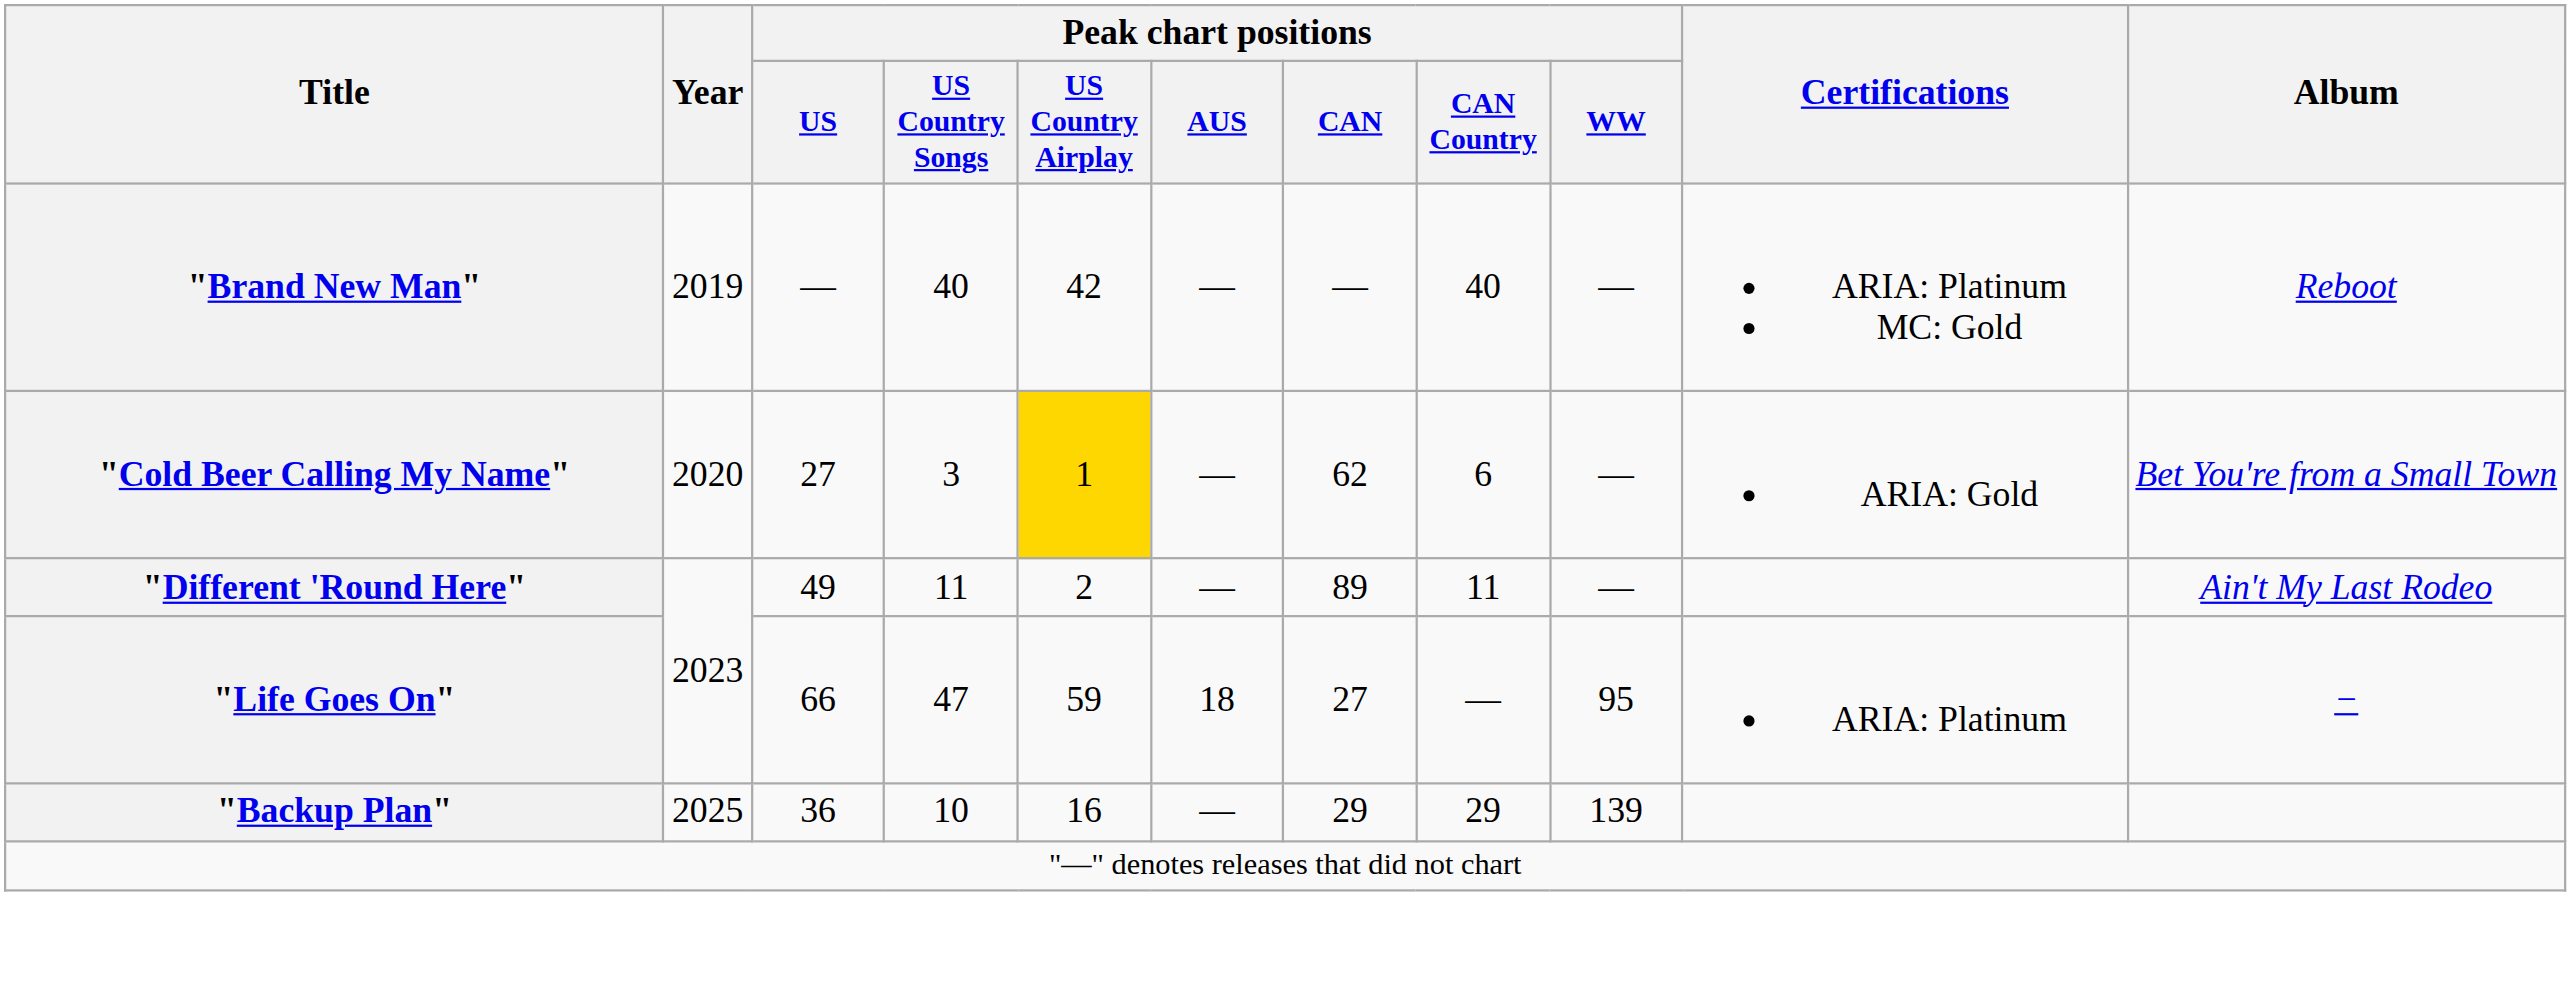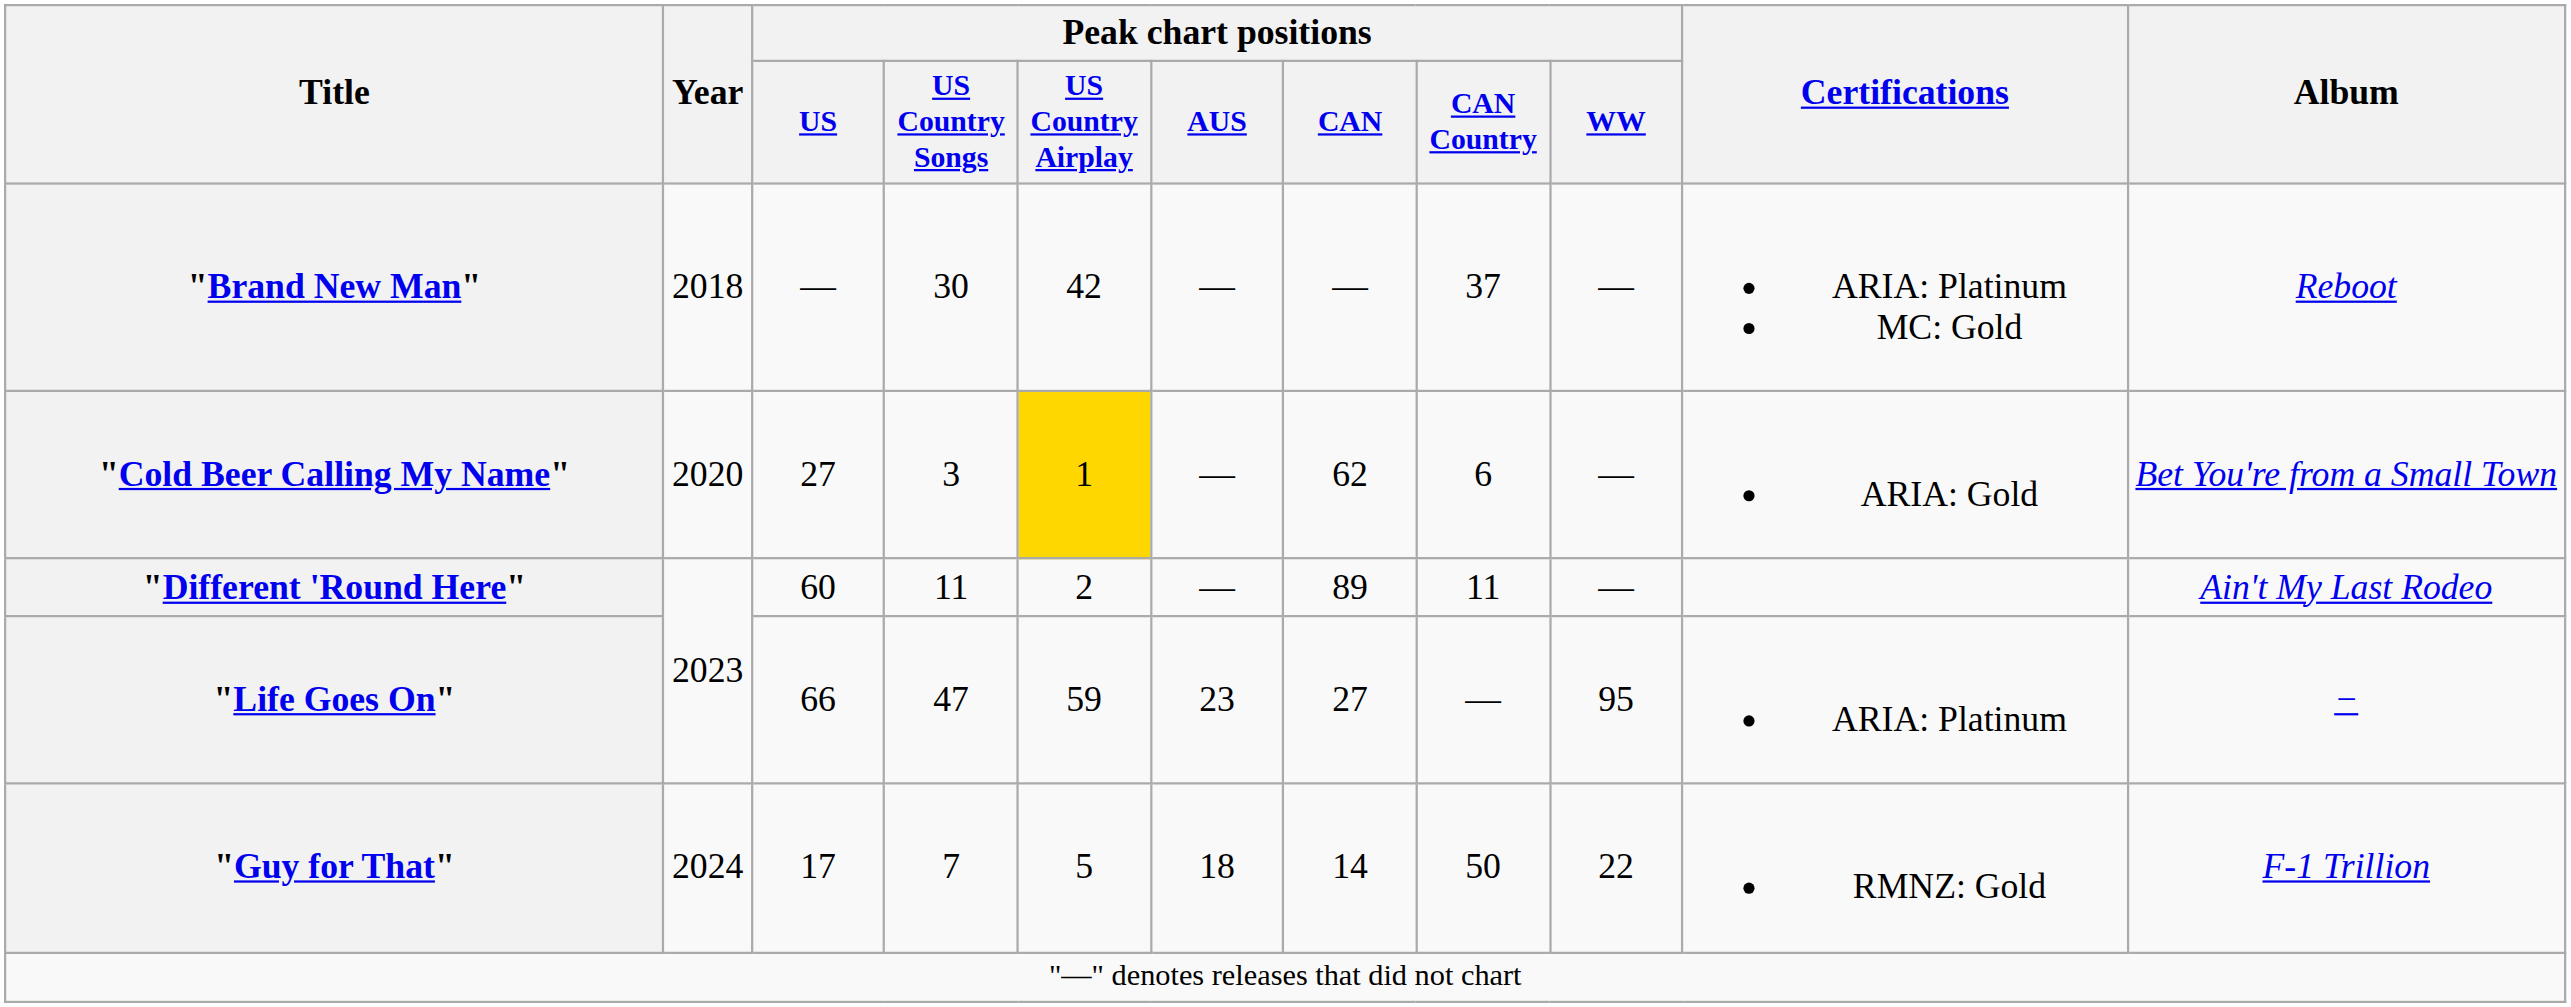(708, 286) 2019 -> (708, 286) 2018
(951, 286) 40 -> (951, 286) 30
(1483, 286) 40 -> (1483, 286) 37
(818, 586) 49 -> (818, 586) 60
(1217, 699) 18 -> (1217, 699) 23
+ row: (334, 867)
- row: (334, 811)
